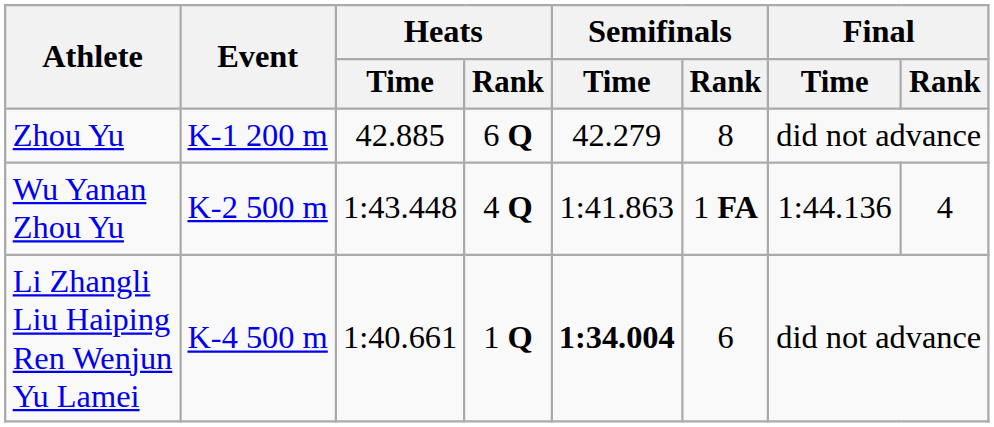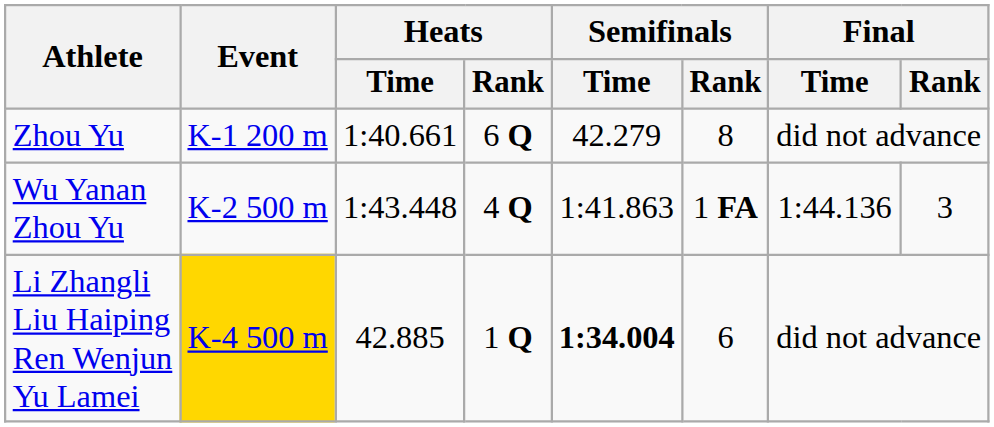(400, 135) 42.885 -> (400, 135) 1:40.661
(945, 208) 4 -> (945, 208) 3
(258, 338) no background -> (258, 338) gold background
(400, 338) 1:40.661 -> (400, 338) 42.885
